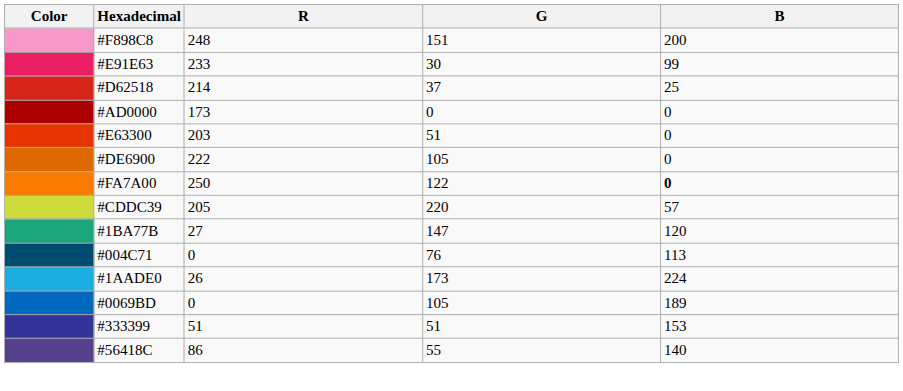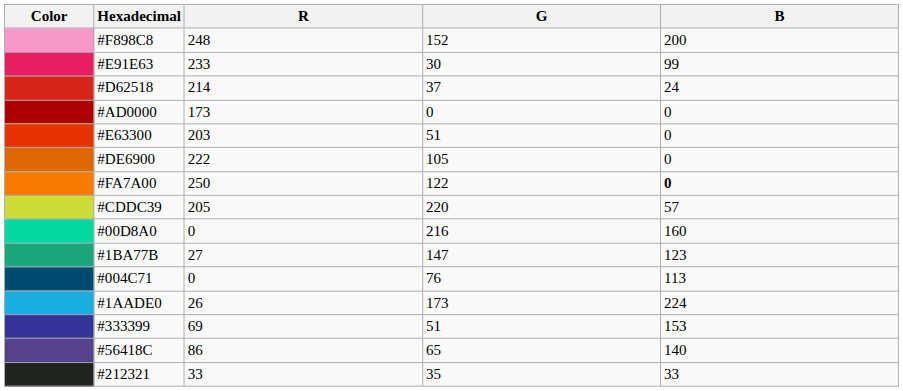(437, 40) 151 -> (437, 40) 152
(672, 87) 25 -> (672, 87) 24
+ row: (127, 231)
(675, 231) 120 -> (675, 254) 123
- row: (127, 302)
(195, 326) 51 -> (195, 326) 69
(433, 350) 55 -> (433, 350) 65
+ row: (124, 374)
